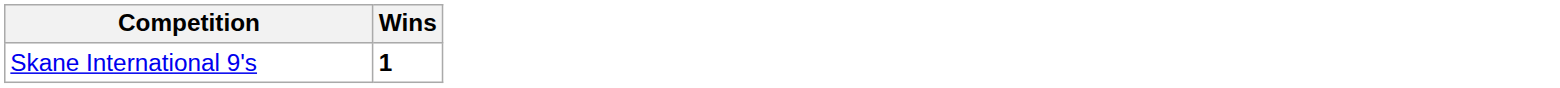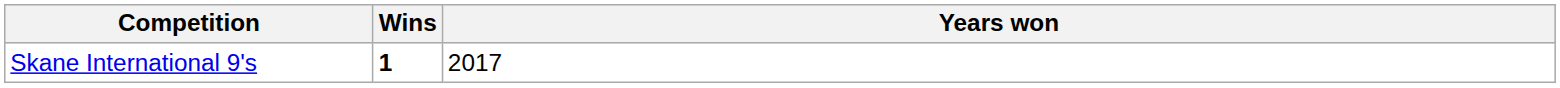+ column: (999, 23)
